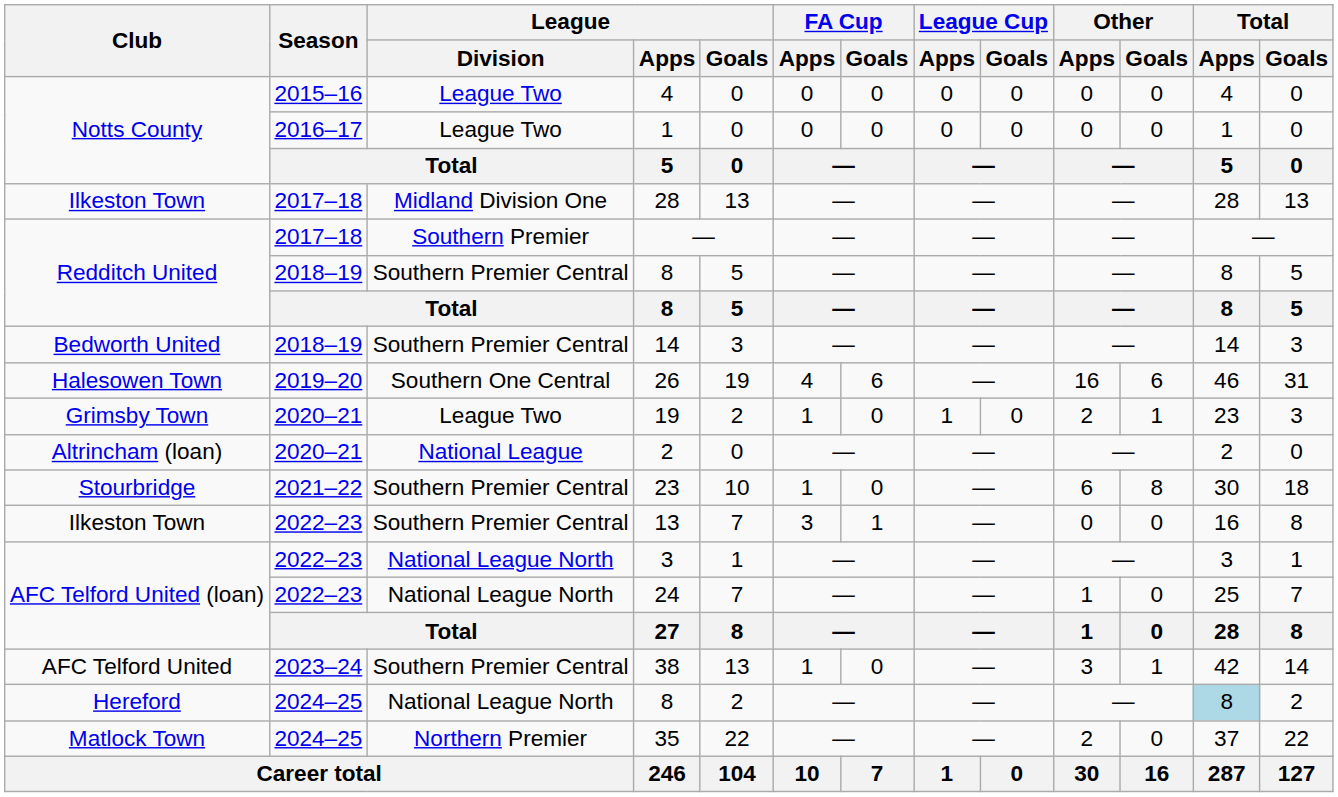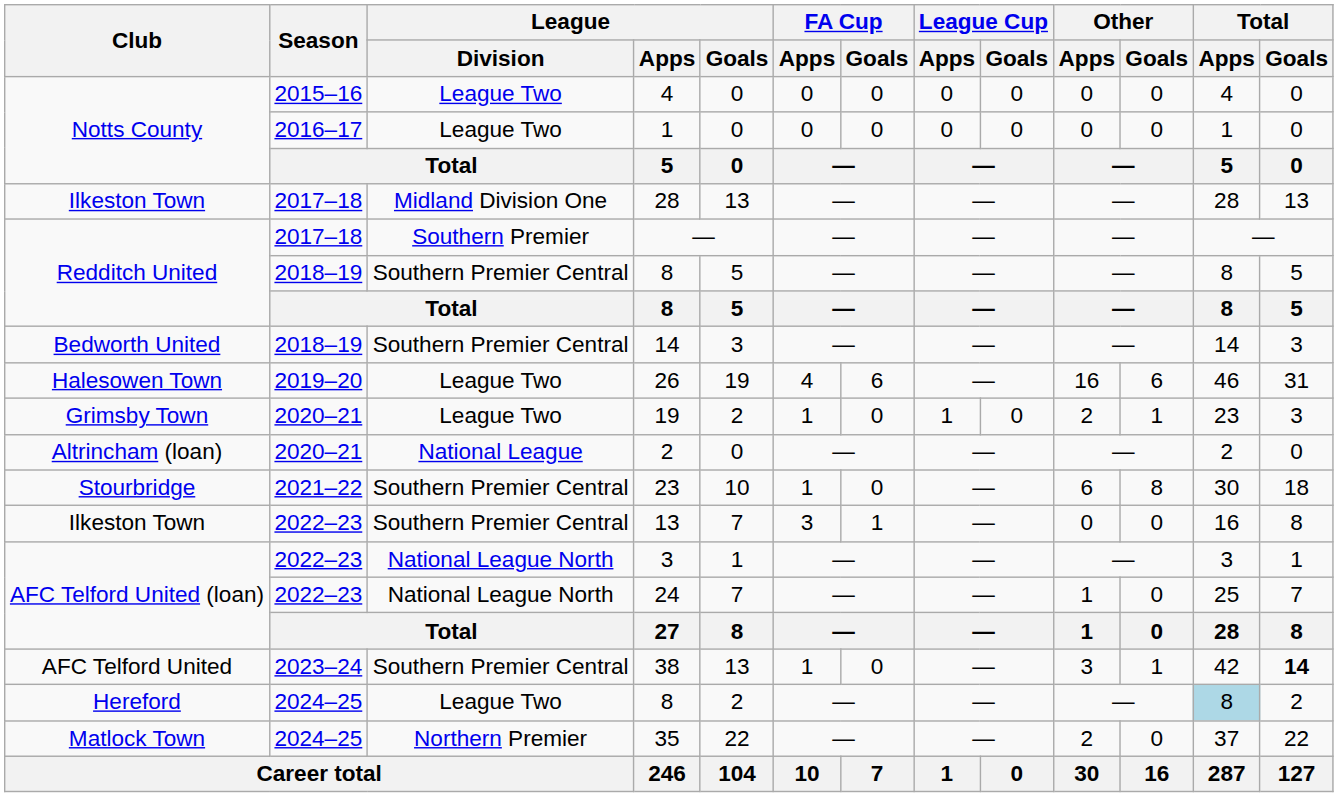(501, 380) Southern One Central -> (501, 380) League Two
(1297, 666) normal -> (1297, 666) bold
(501, 702) National League North -> (501, 702) League Two
